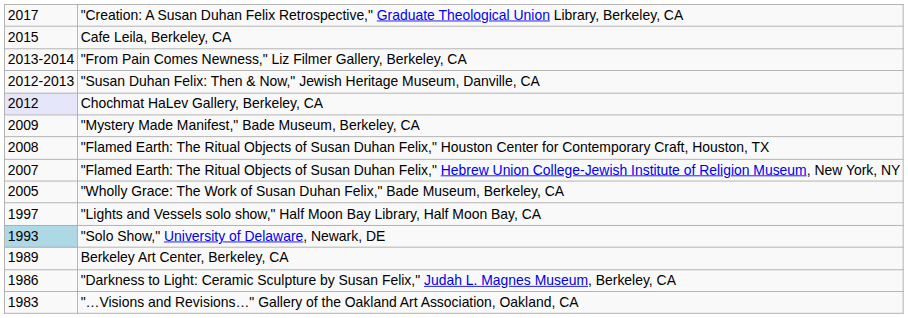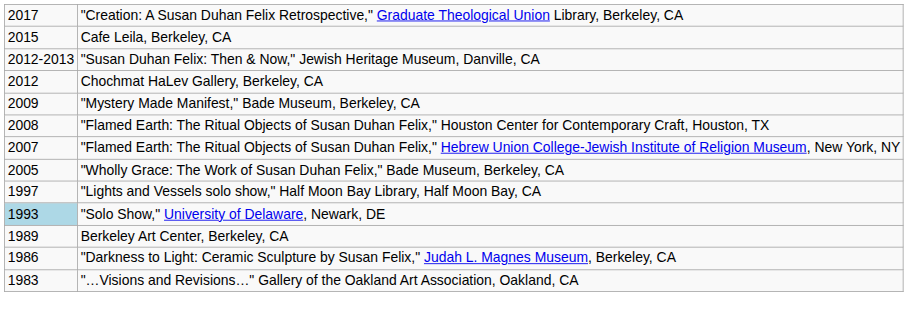- row: (274, 59)
(23, 103) lavender background -> (23, 81) no background
